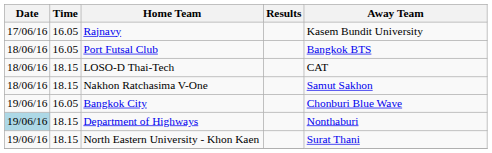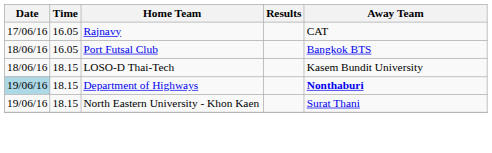(365, 31) Kasem Bundit University -> (317, 31) CAT
(317, 67) CAT -> (365, 67) Kasem Bundit University
- row: (146, 85)
- row: (115, 103)
(333, 121) normal -> (335, 85) bold
